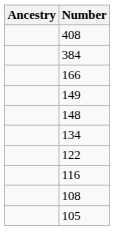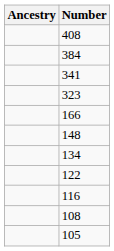+ row: (71, 75)
+ row: (71, 95)
- row: (71, 95)
